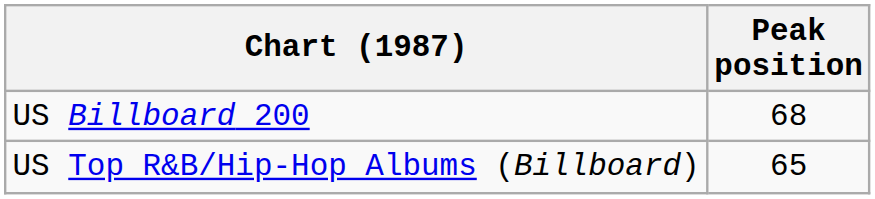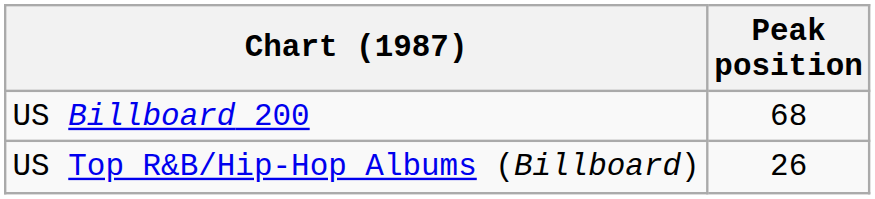(789, 167) 65 -> (789, 167) 26
